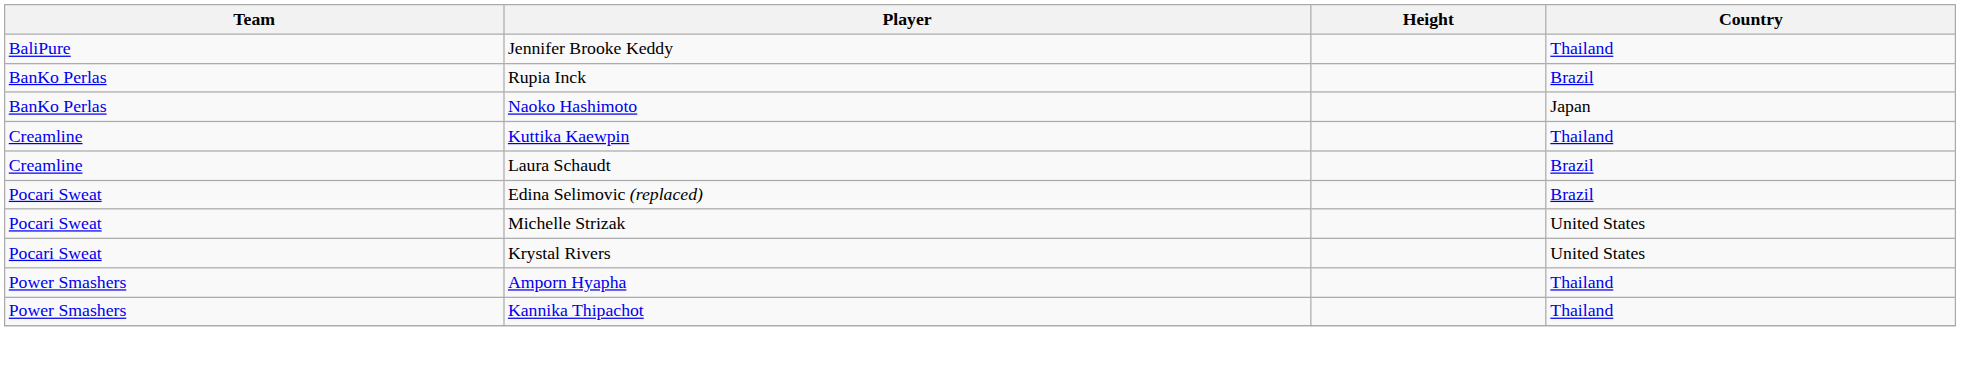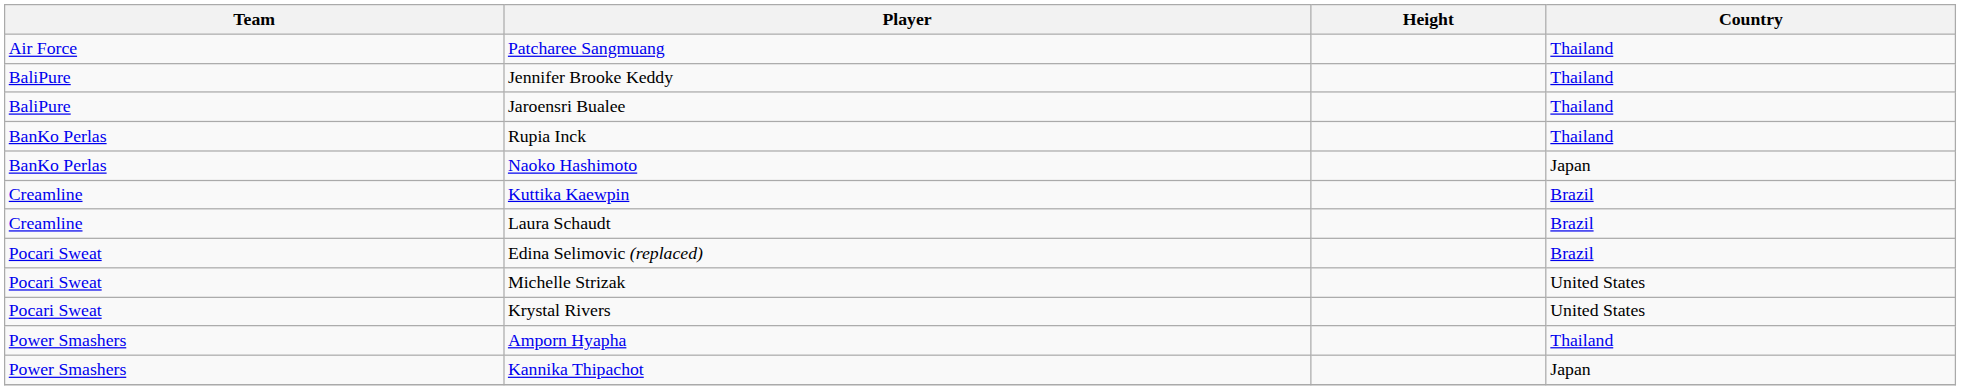+ row: (586, 48)
+ row: (567, 107)
(1572, 77) Brazil -> (1582, 136) Thailand
(1582, 136) Thailand -> (1572, 194) Brazil
(1582, 311) Thailand -> (1570, 370) Japan
